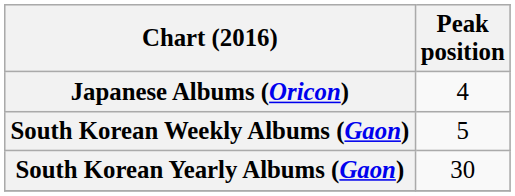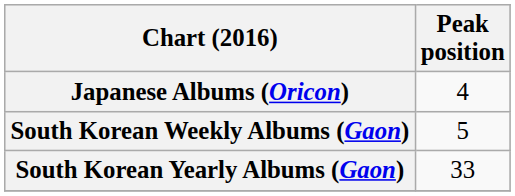(463, 170) 30 -> (463, 170) 33
